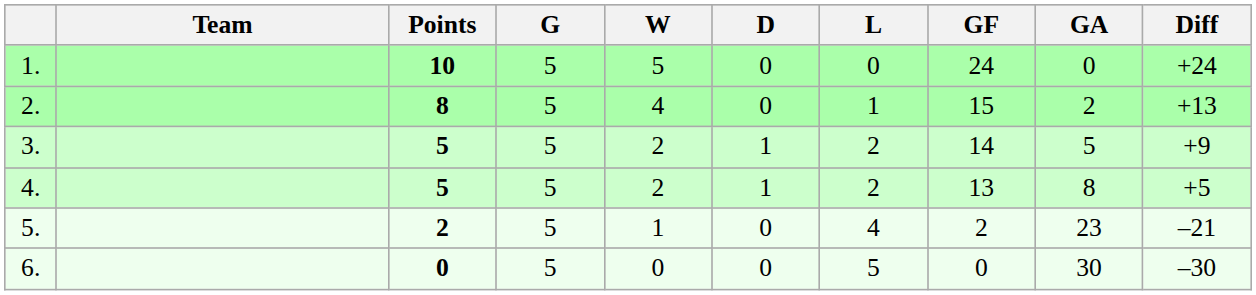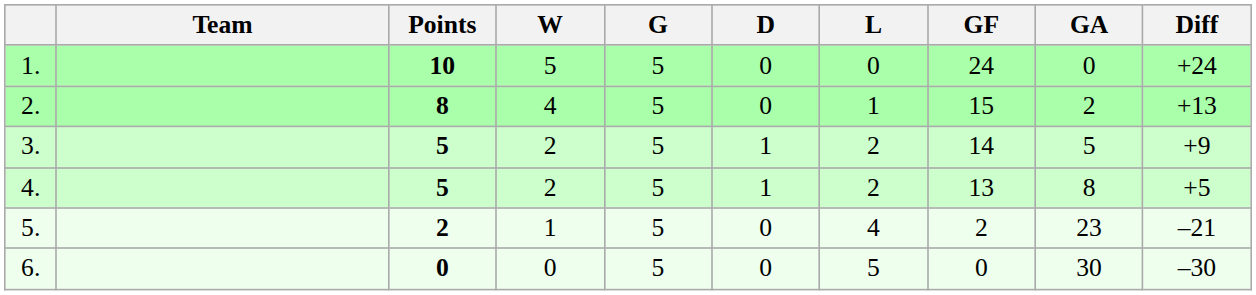columns swapped: (550, 24) <-> (658, 24)
